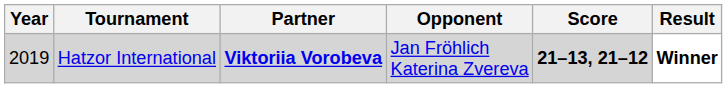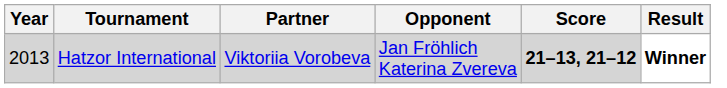(29, 58) 2019 -> (29, 58) 2013
(303, 58) bold -> (297, 58) normal
